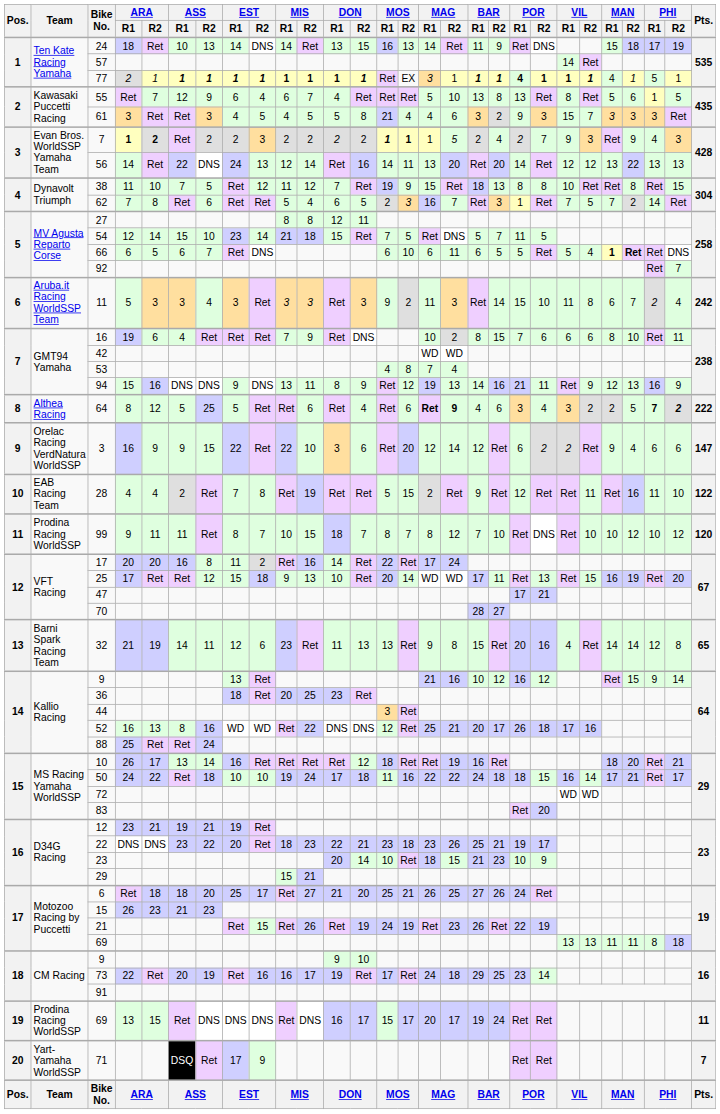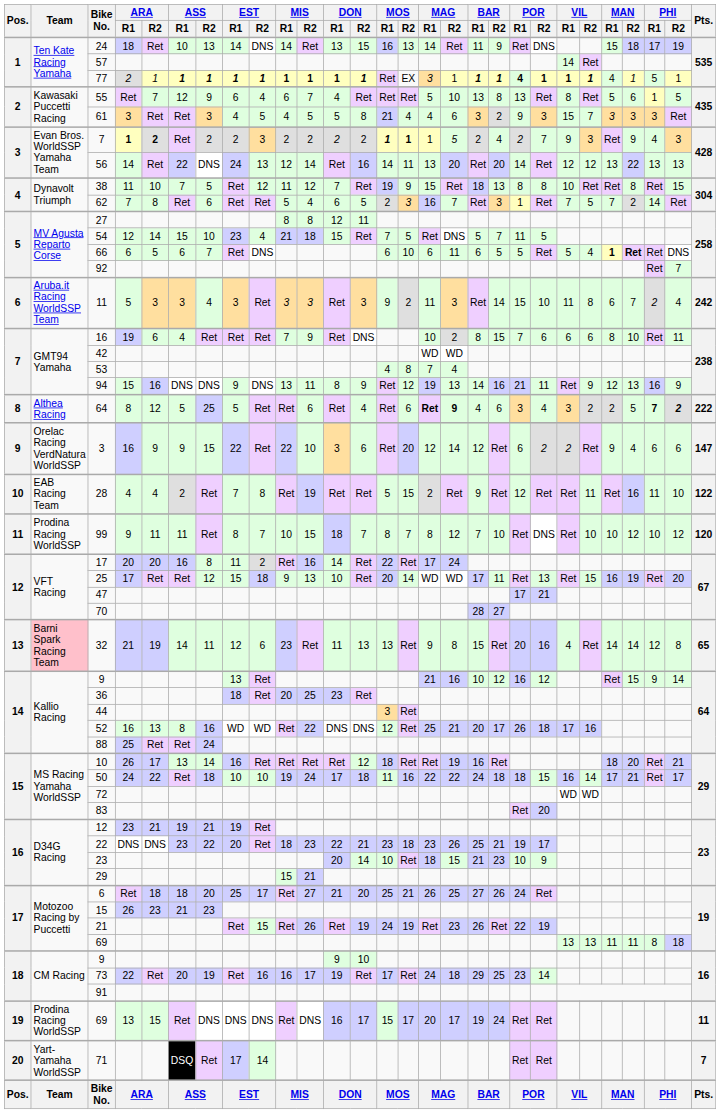(262, 236) 14 -> (262, 236) 4
(50, 645) no background -> (50, 645) pink background
(262, 1060) 9 -> (262, 1060) 14
